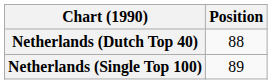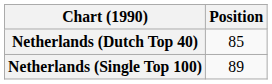(236, 41) 88 -> (236, 41) 85
